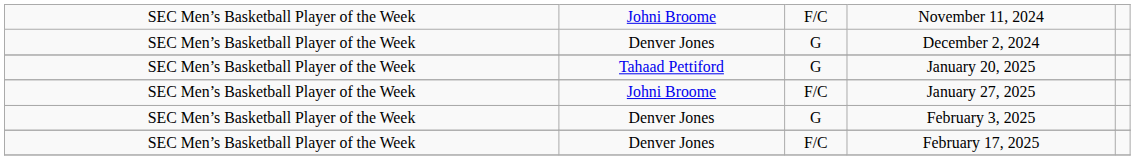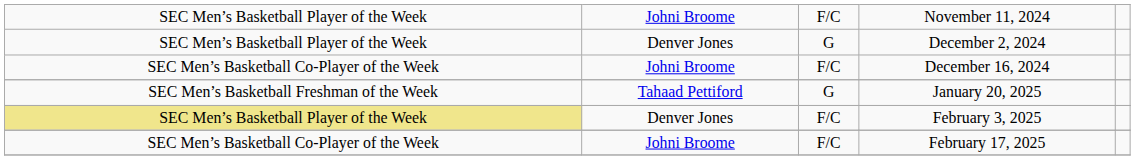+ row: (987, 67)
(281, 67) SEC Men’s Basketball Player of the Week -> (293, 92) SEC Men’s Basketball Freshman of the Week
- row: (981, 92)
(281, 117) no background -> (293, 117) khaki background
(816, 117) G -> (829, 117) F/C
(281, 142) SEC Men’s Basketball Player of the Week -> (293, 142) SEC Men’s Basketball Co-Player of the Week
(671, 142) Denver Jones -> (690, 142) Johni Broome
